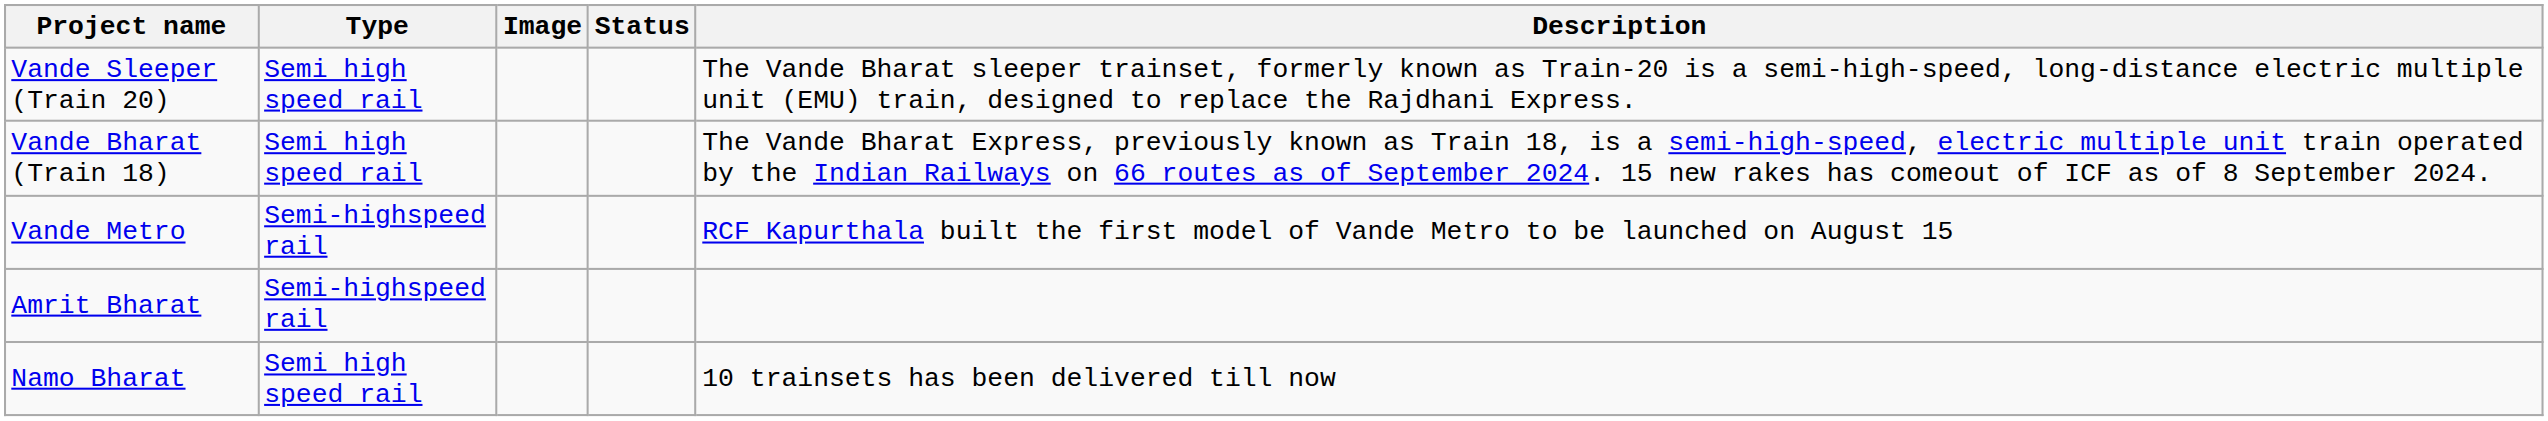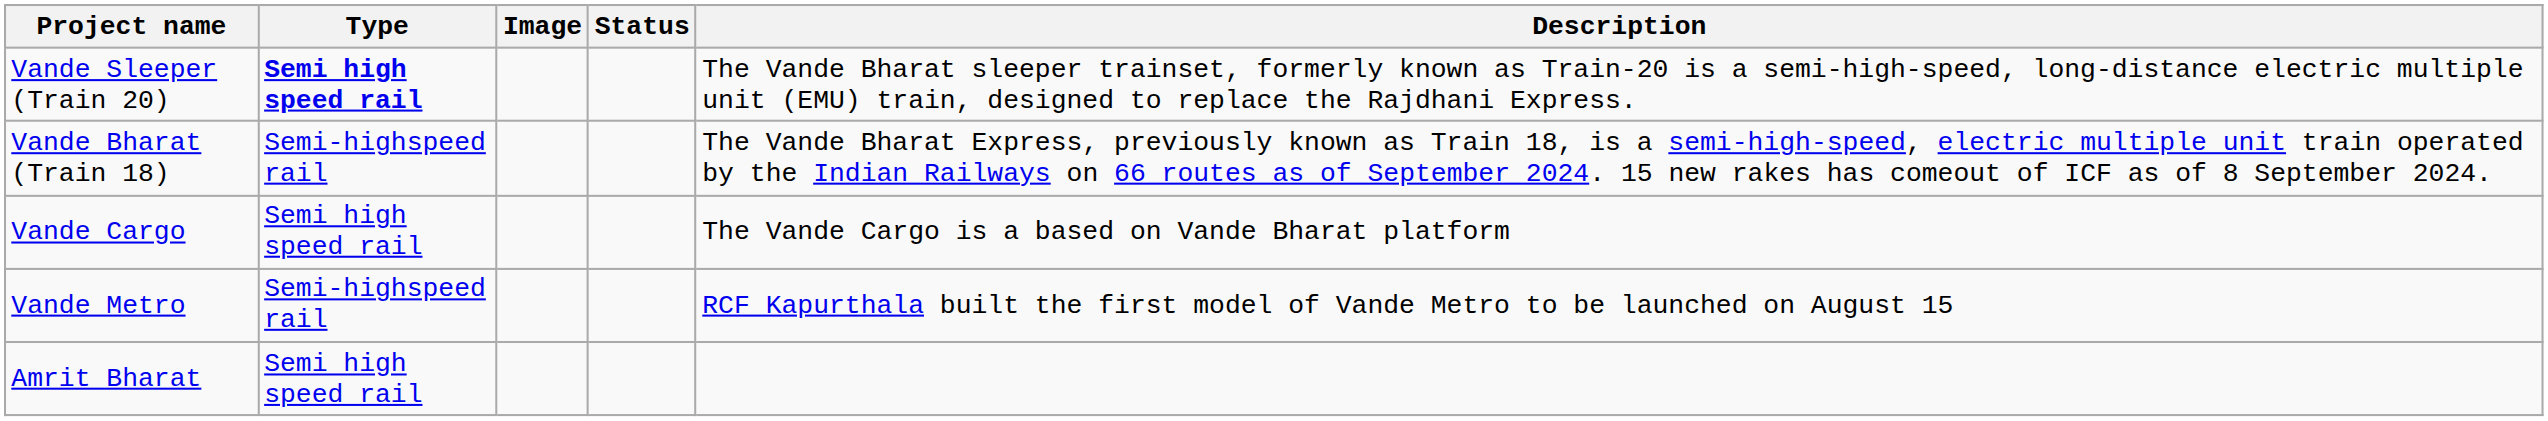(343, 85) normal -> (343, 85) bold
(343, 158) Semi high speed rail -> (375, 158) Semi-highspeed rail
+ row: (98, 232)
(375, 305) Semi-highspeed rail -> (343, 379) Semi high speed rail
- row: (98, 379)
